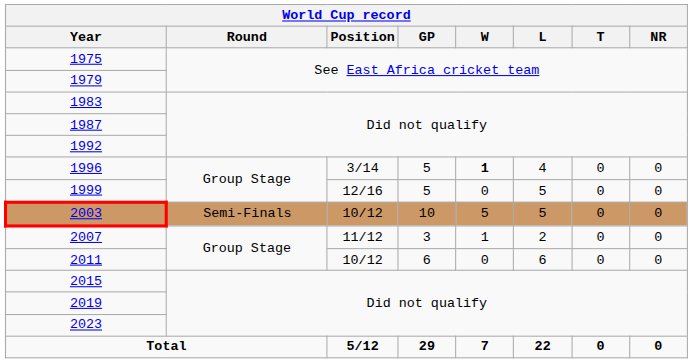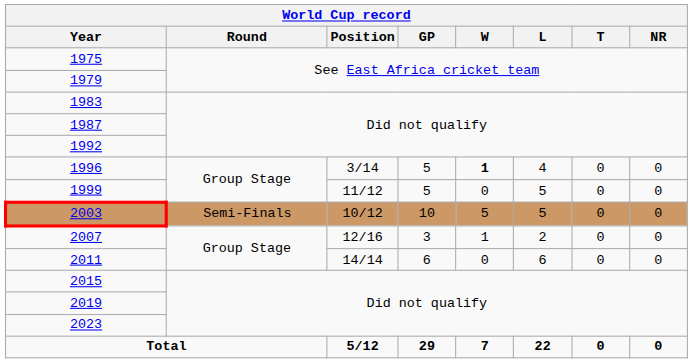(363, 191) 12/16 -> (363, 191) 11/12
(363, 237) 11/12 -> (363, 237) 12/16
(363, 260) 10/12 -> (363, 260) 14/14
